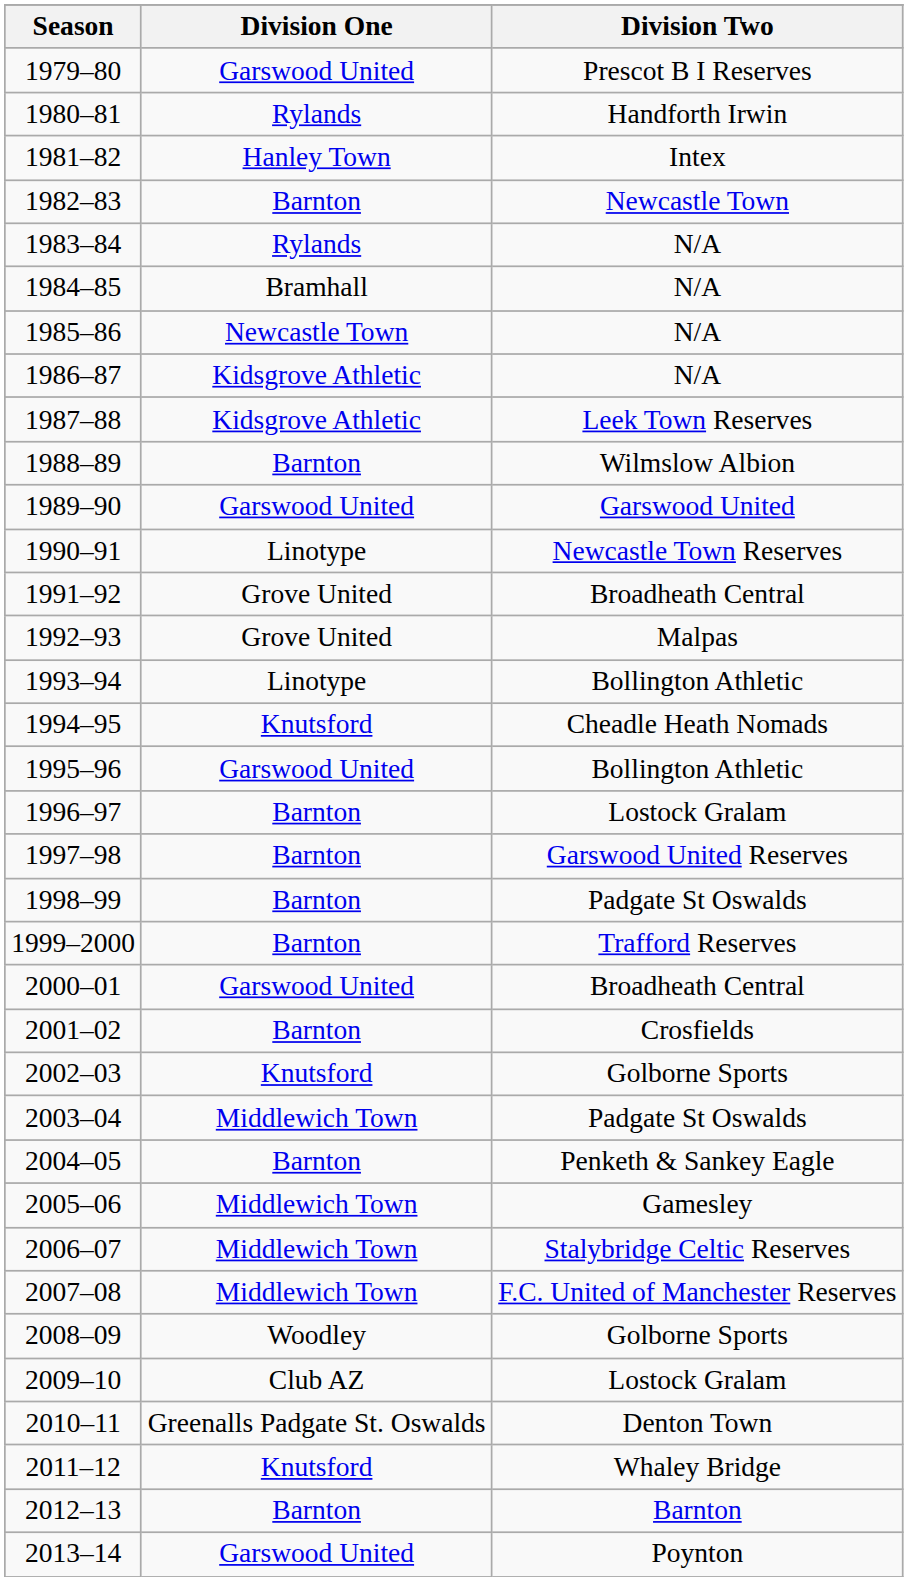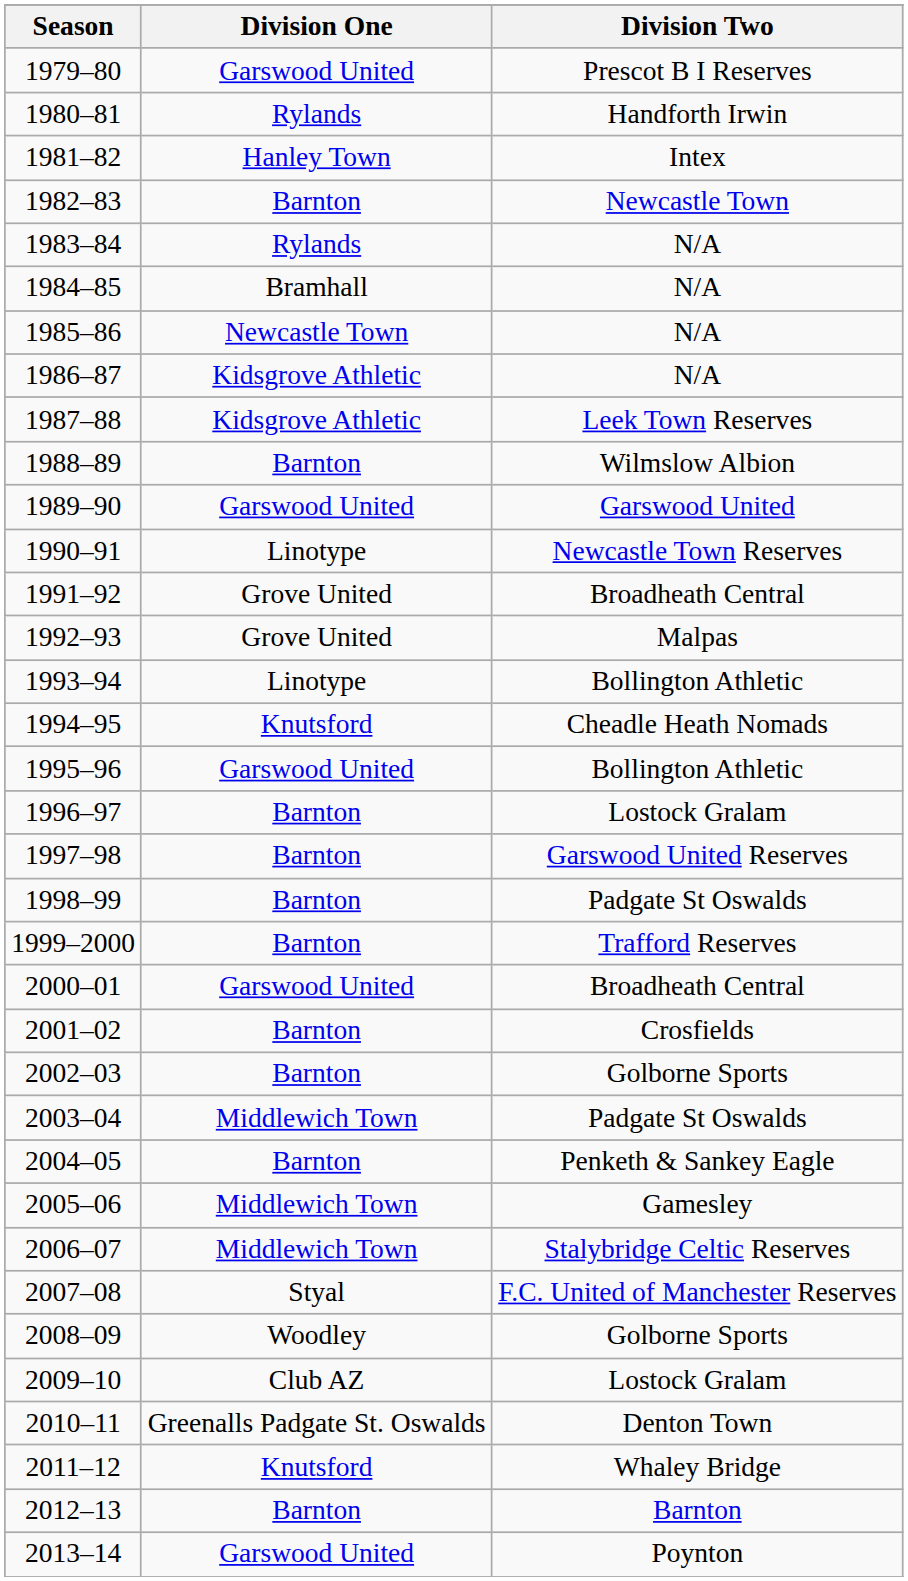(317, 1073) Knutsford -> (317, 1073) Barnton
(317, 1292) Middlewich Town -> (317, 1292) Styal
